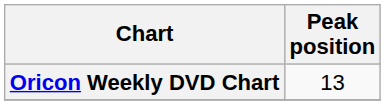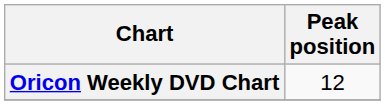(332, 81) 13 -> (332, 81) 12
